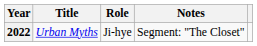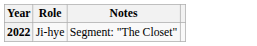- column: (67, 13)
